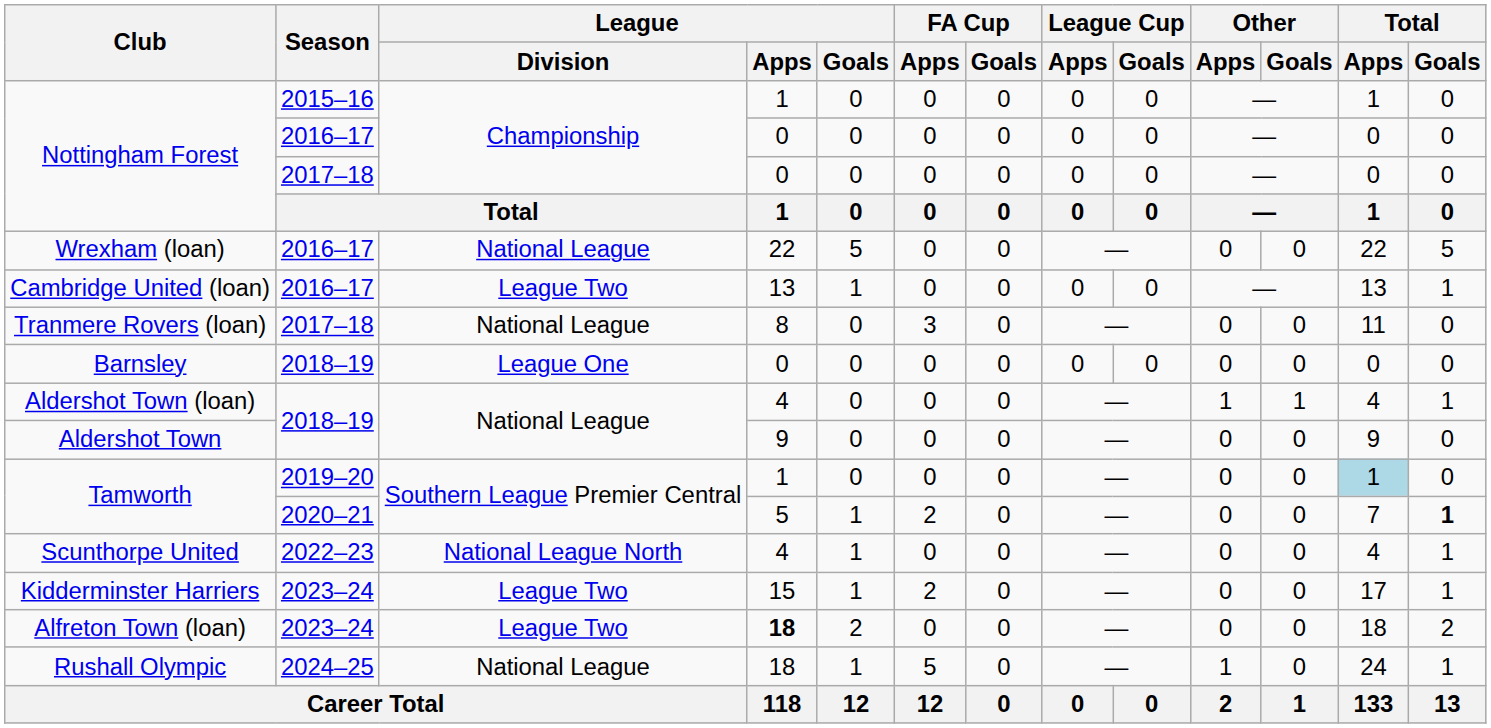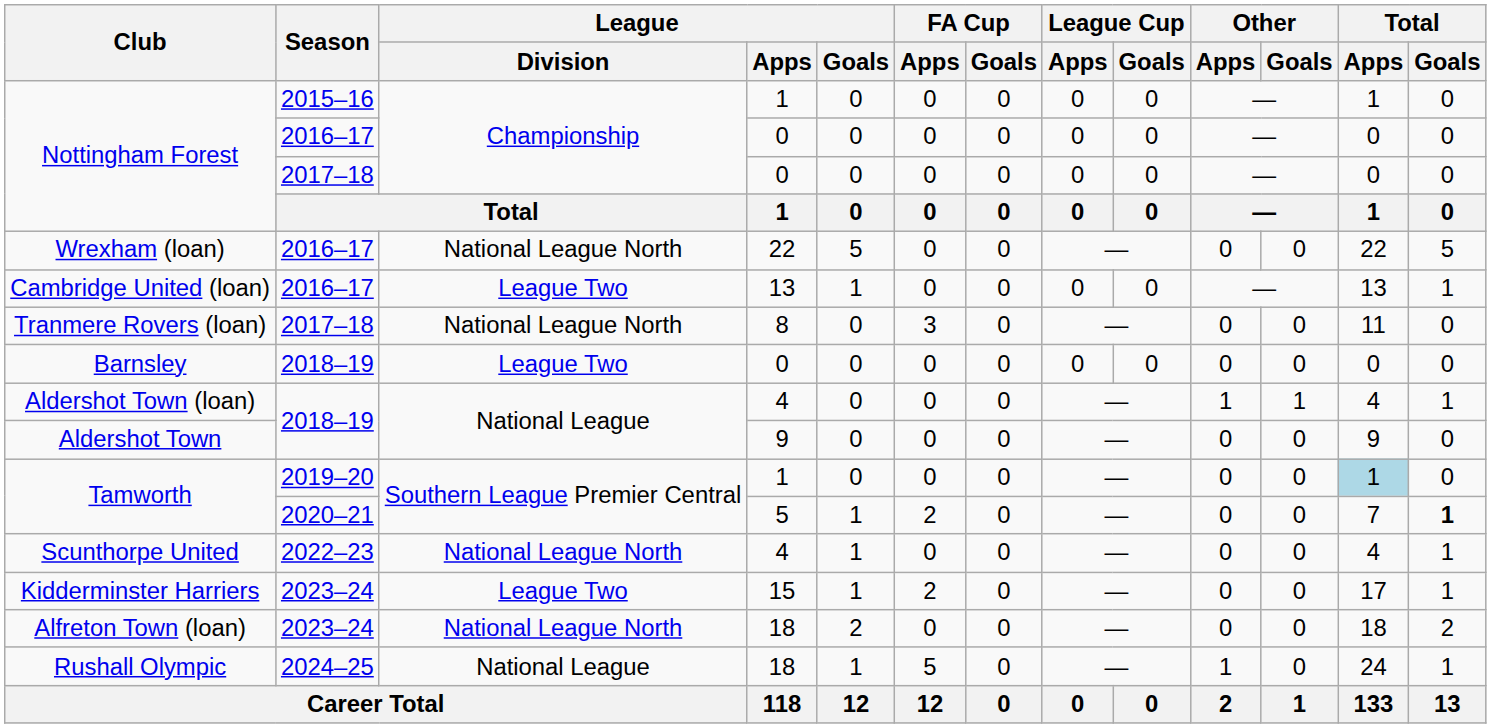(563, 250) National League -> (563, 250) National League North
(563, 325) National League -> (563, 325) National League North
(563, 363) League One -> (563, 363) League Two
(563, 628) League Two -> (563, 628) National League North
(782, 628) bold -> (782, 628) normal
